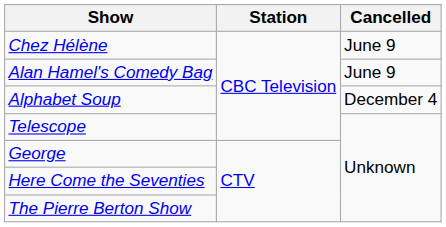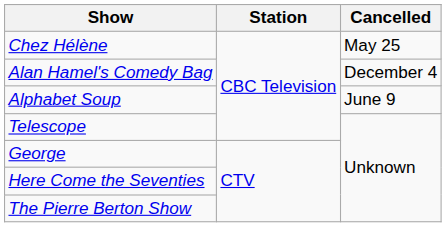(370, 45) June 9 -> (372, 45) May 25
(370, 72) June 9 -> (391, 72) December 4
(391, 99) December 4 -> (370, 99) June 9
